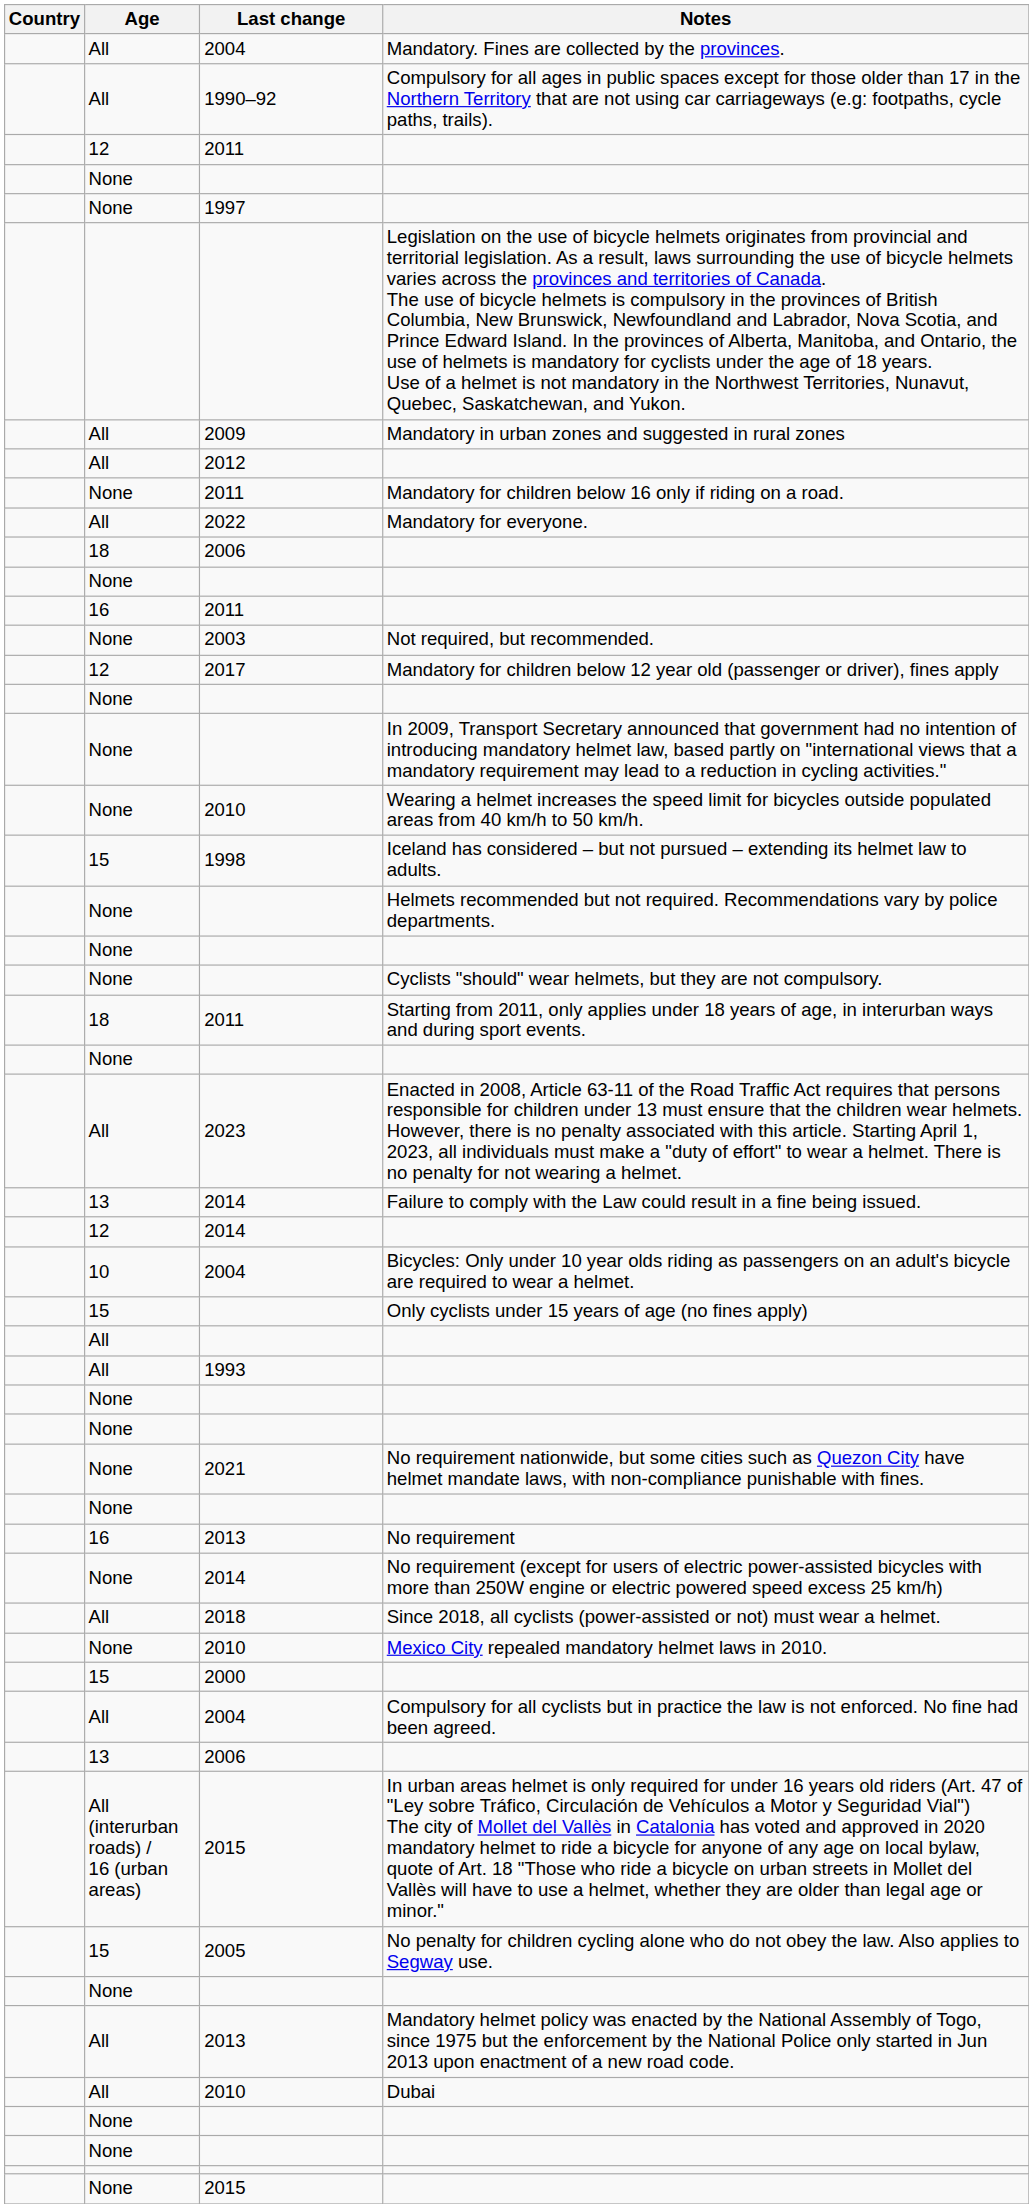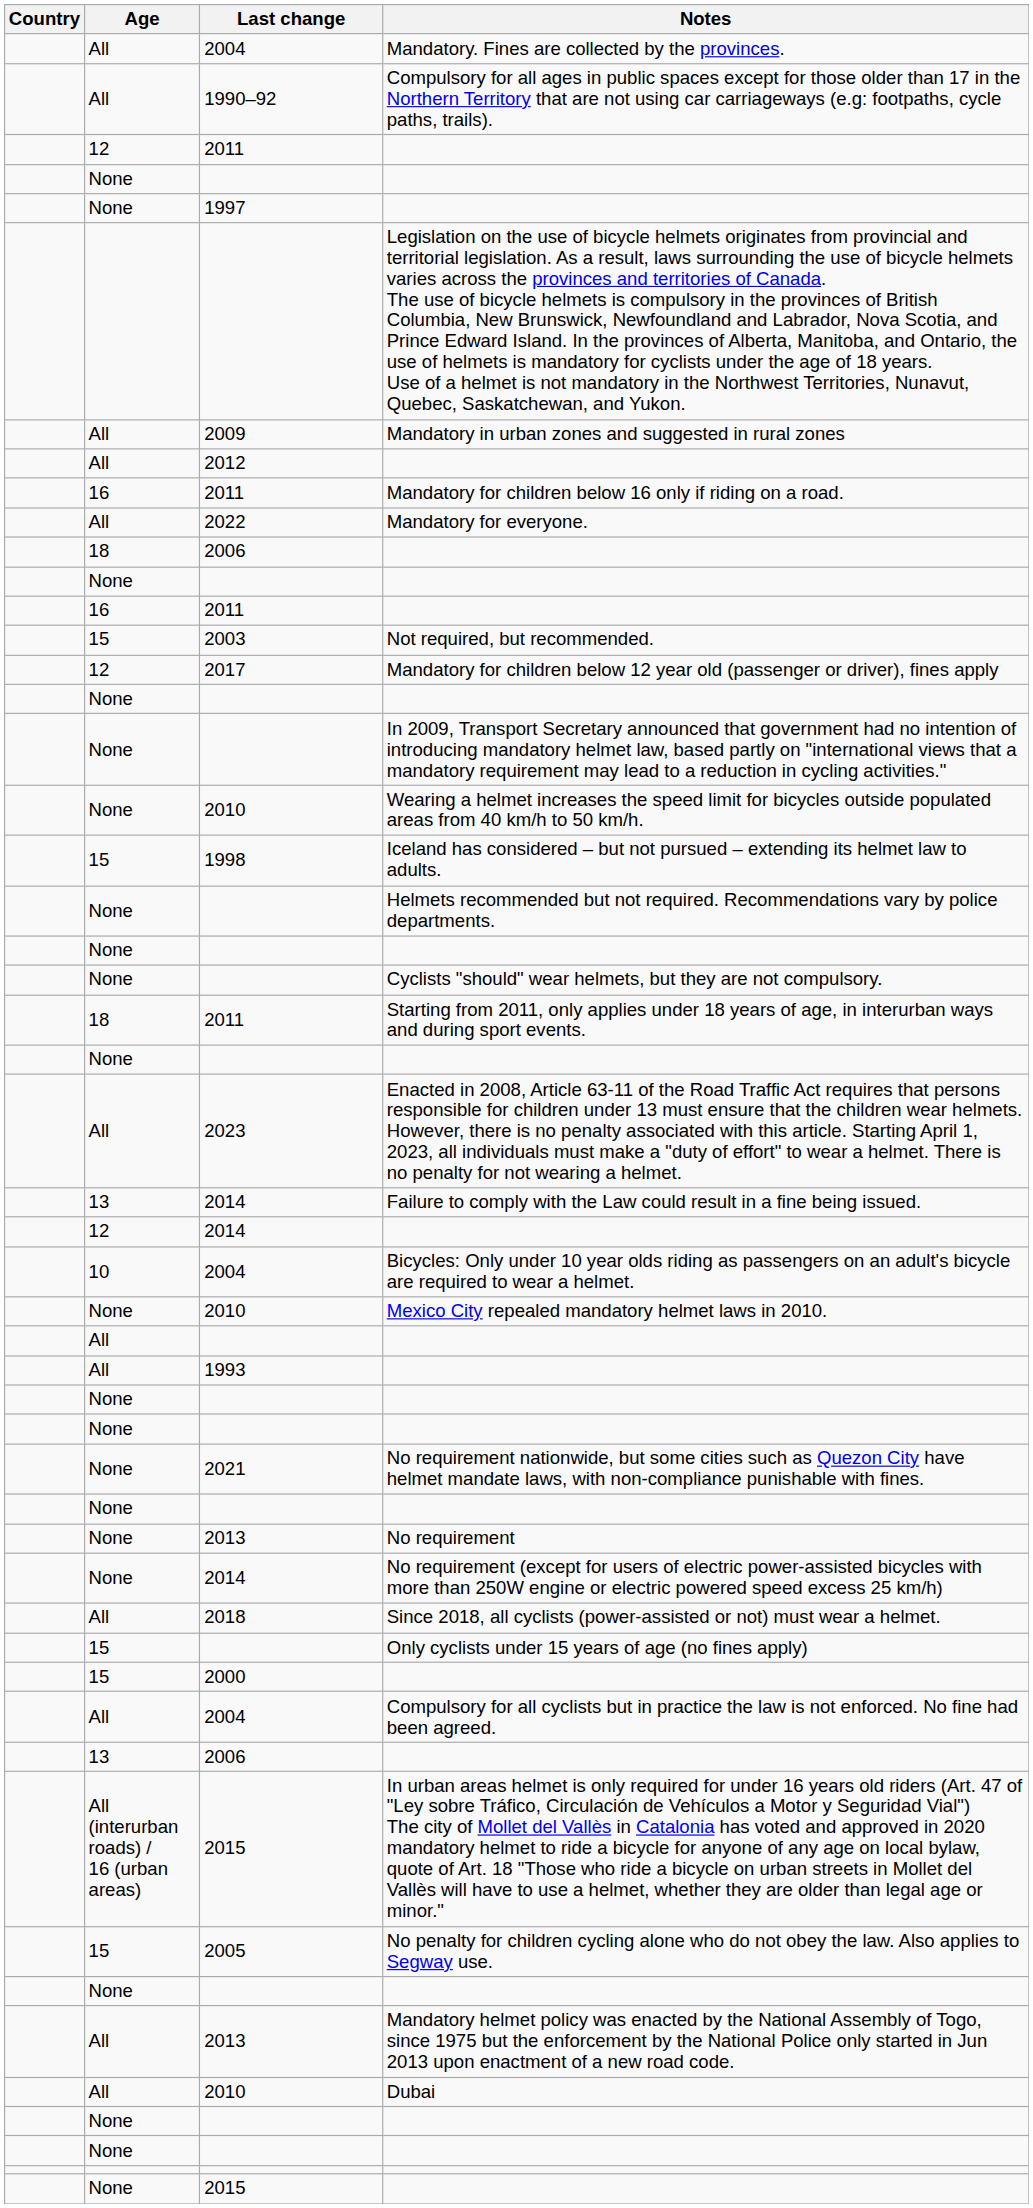(111, 492) None -> (99, 492) 16
(111, 640) None -> (99, 640) 15
rows swapped: (225, 1647) <-> (291, 1311)
(99, 1538) 16 -> (111, 1538) None
